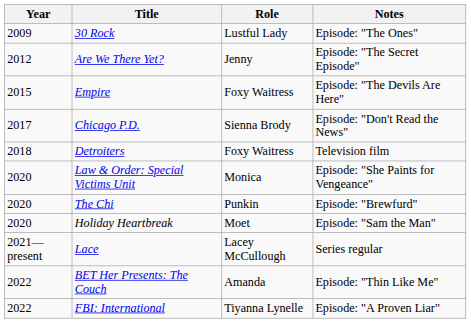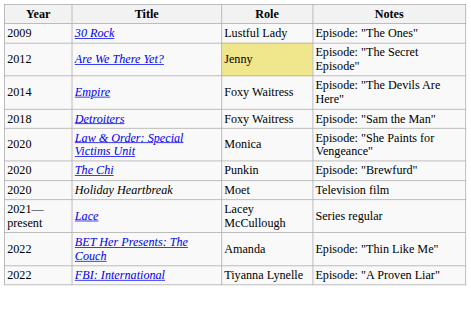(238, 59) no background -> (238, 59) khaki background
(19, 92) 2015 -> (19, 92) 2014
- row: (107, 125)
(352, 151) Television film -> (376, 118) Episode: "Sam the Man"
(376, 223) Episode: "Sam the Man" -> (352, 190) Television film
